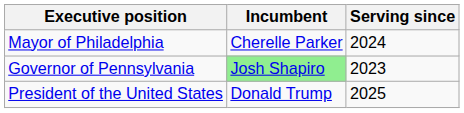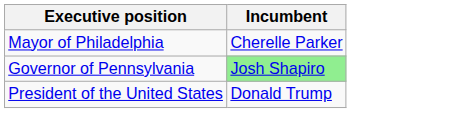- column: (403, 17)
